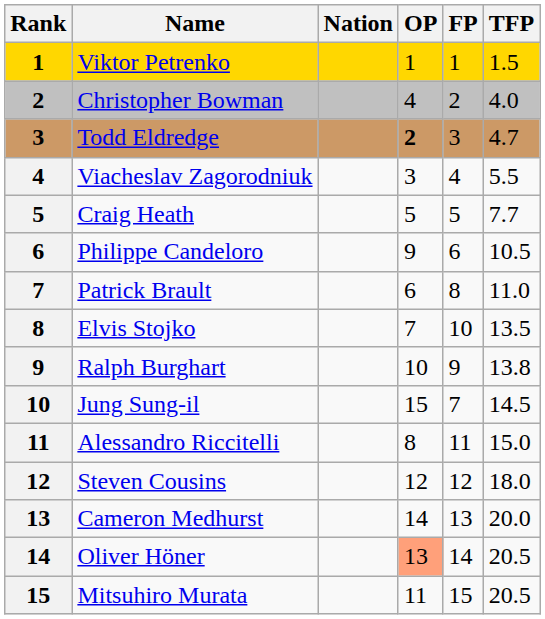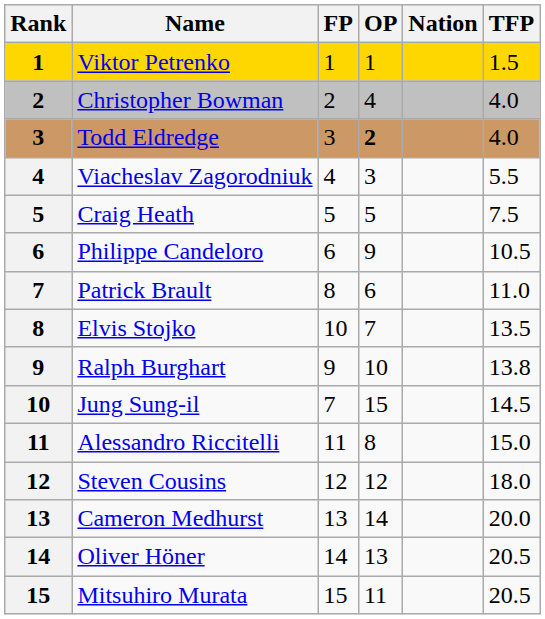columns swapped: (358, 23) <-> (463, 23)
(504, 137) 4.7 -> (504, 137) 4.0
(504, 213) 7.7 -> (504, 213) 7.5
(416, 556) lightsalmon background -> (376, 556) no background
